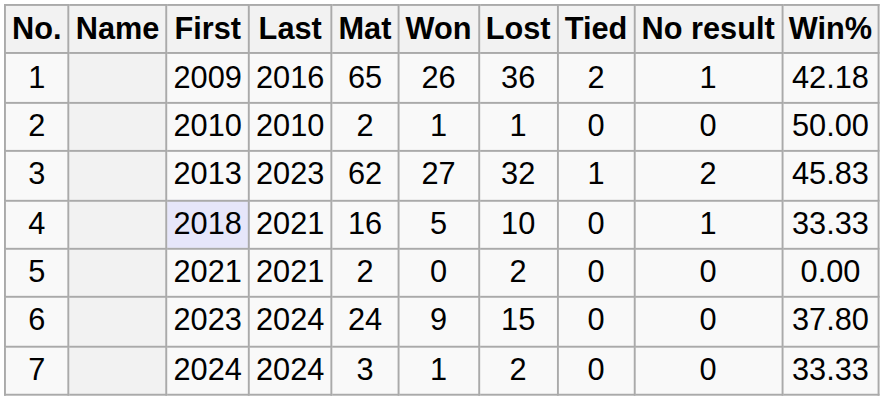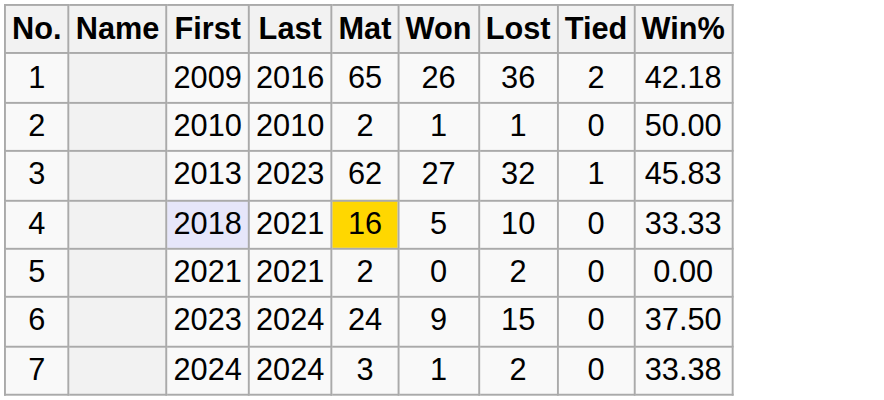- column: (708, 28)
(365, 223) no background -> (365, 223) gold background
(830, 321) 37.80 -> (683, 321) 37.50
(830, 369) 33.33 -> (683, 369) 33.38
